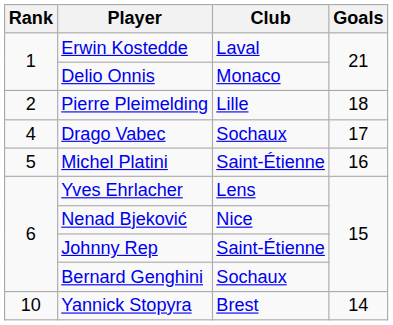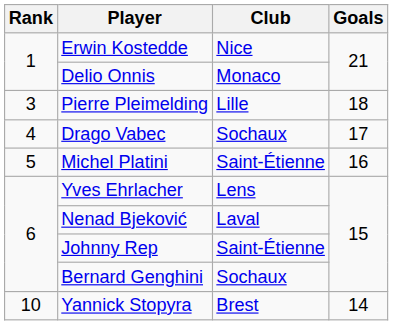(238, 47) Laval -> (234, 47) Nice
(31, 104) 2 -> (31, 104) 3
(234, 219) Nice -> (238, 219) Laval
